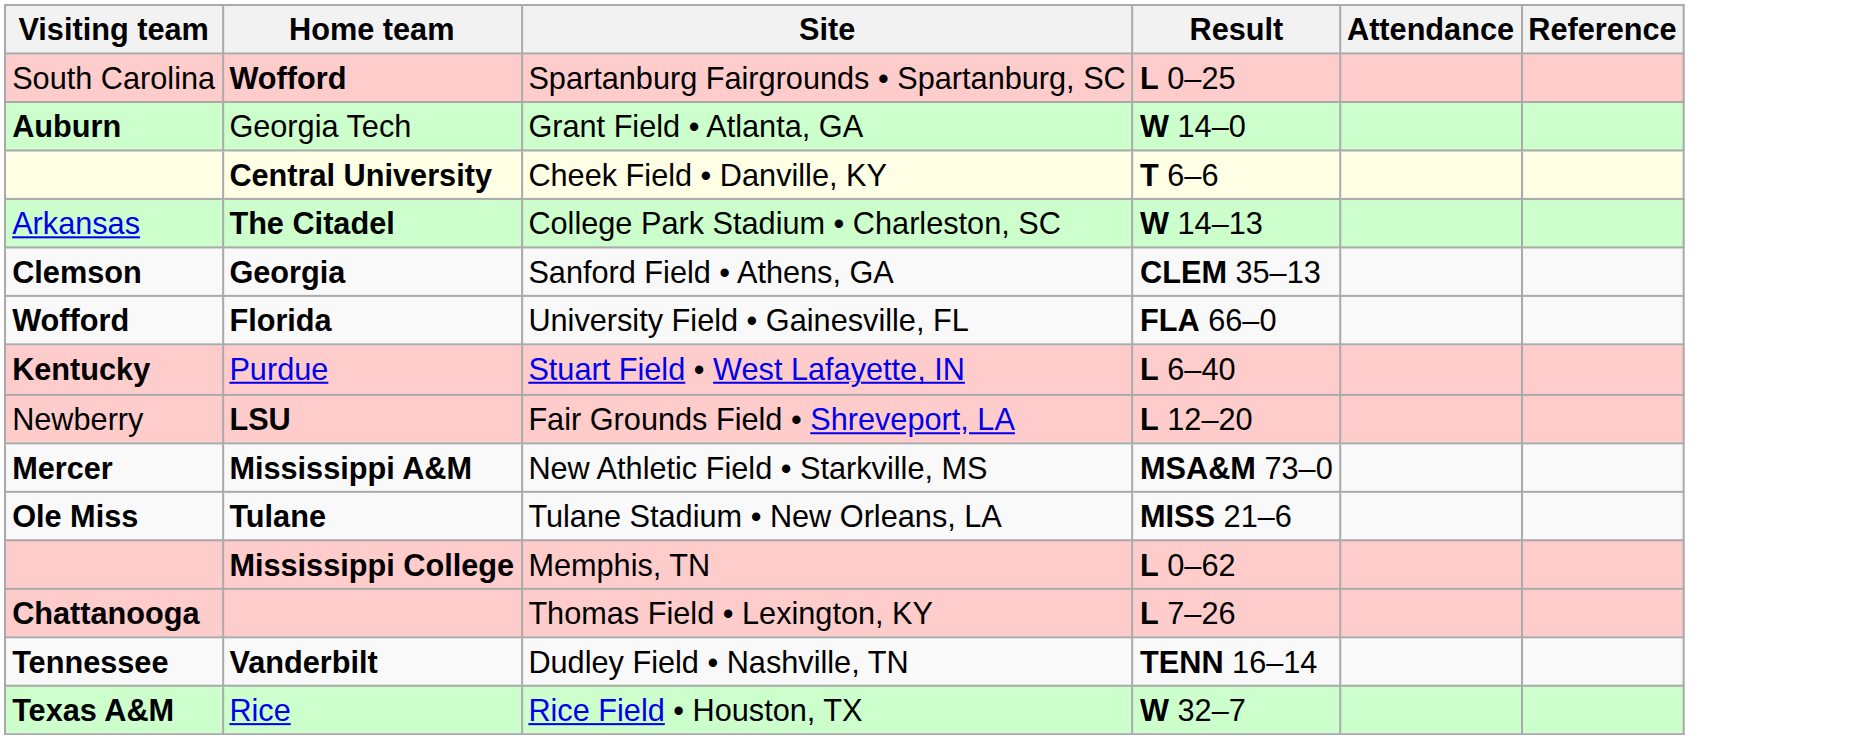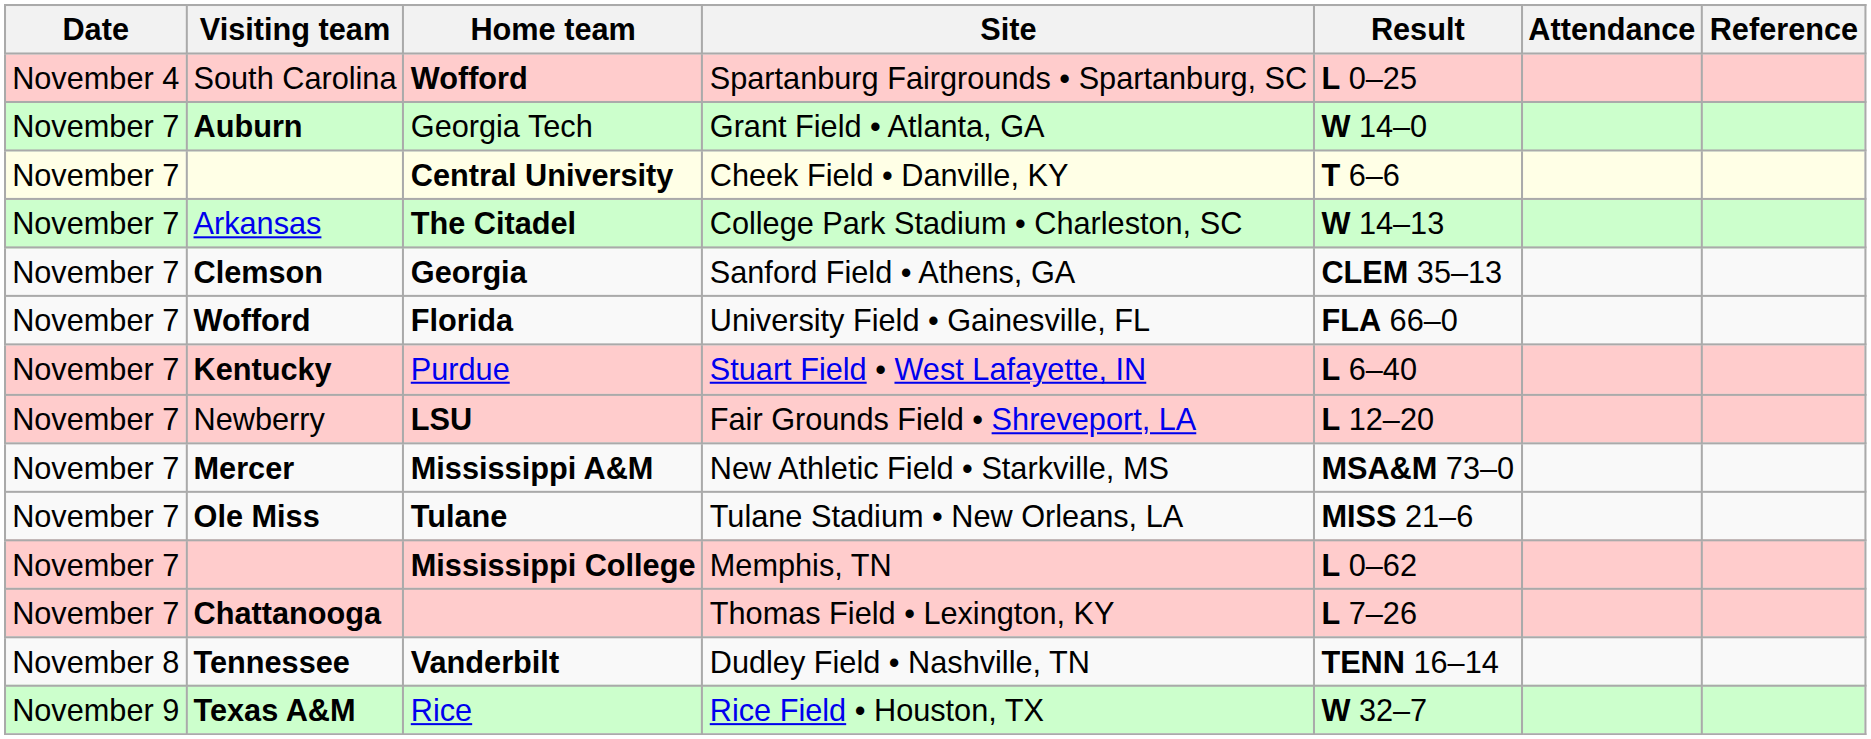+ column: (96, 30)
